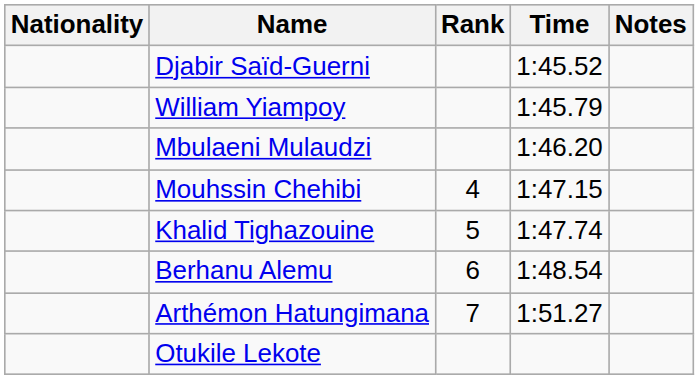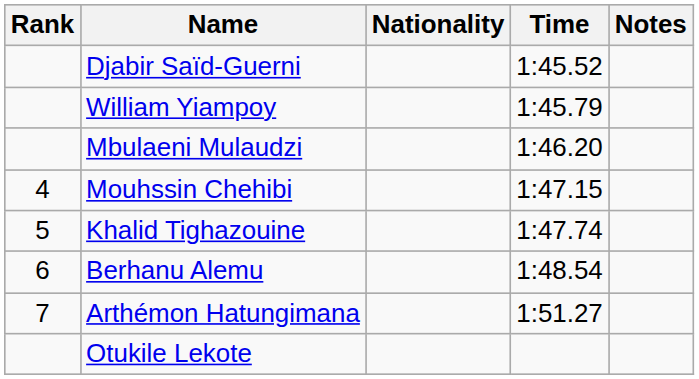columns swapped: (473, 25) <-> (77, 25)
